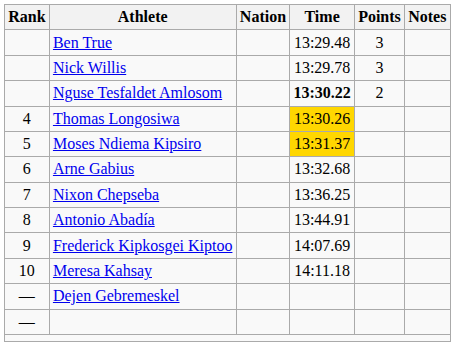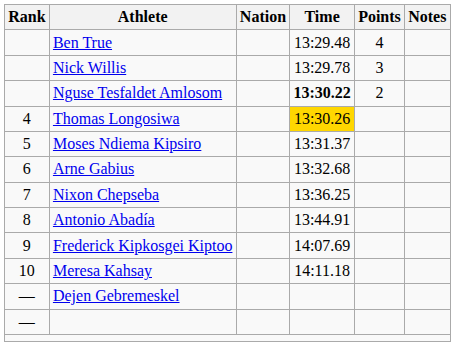(379, 42) 3 -> (379, 42) 4
(322, 144) gold background -> (322, 144) no background
